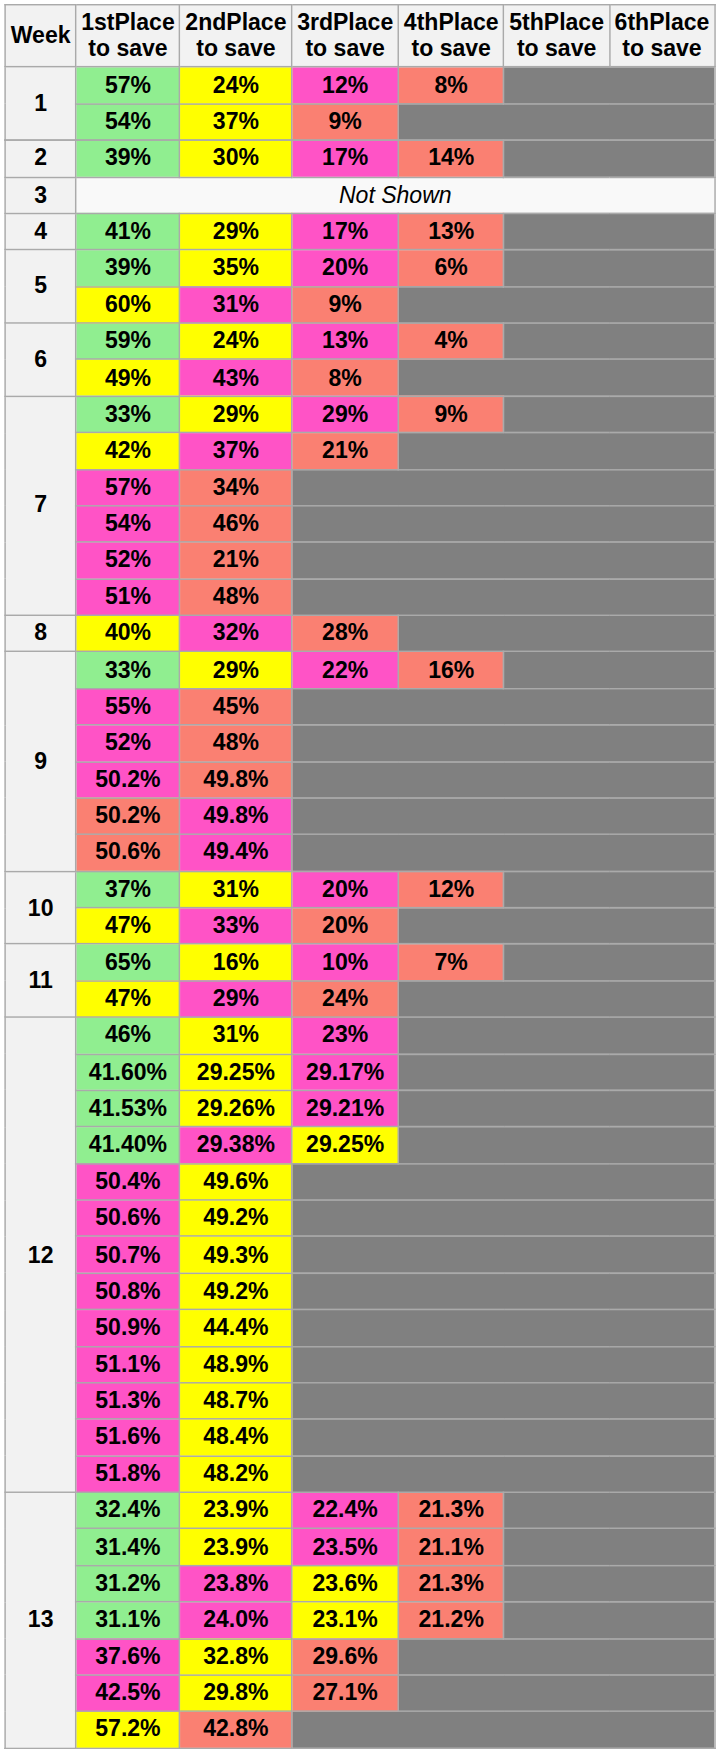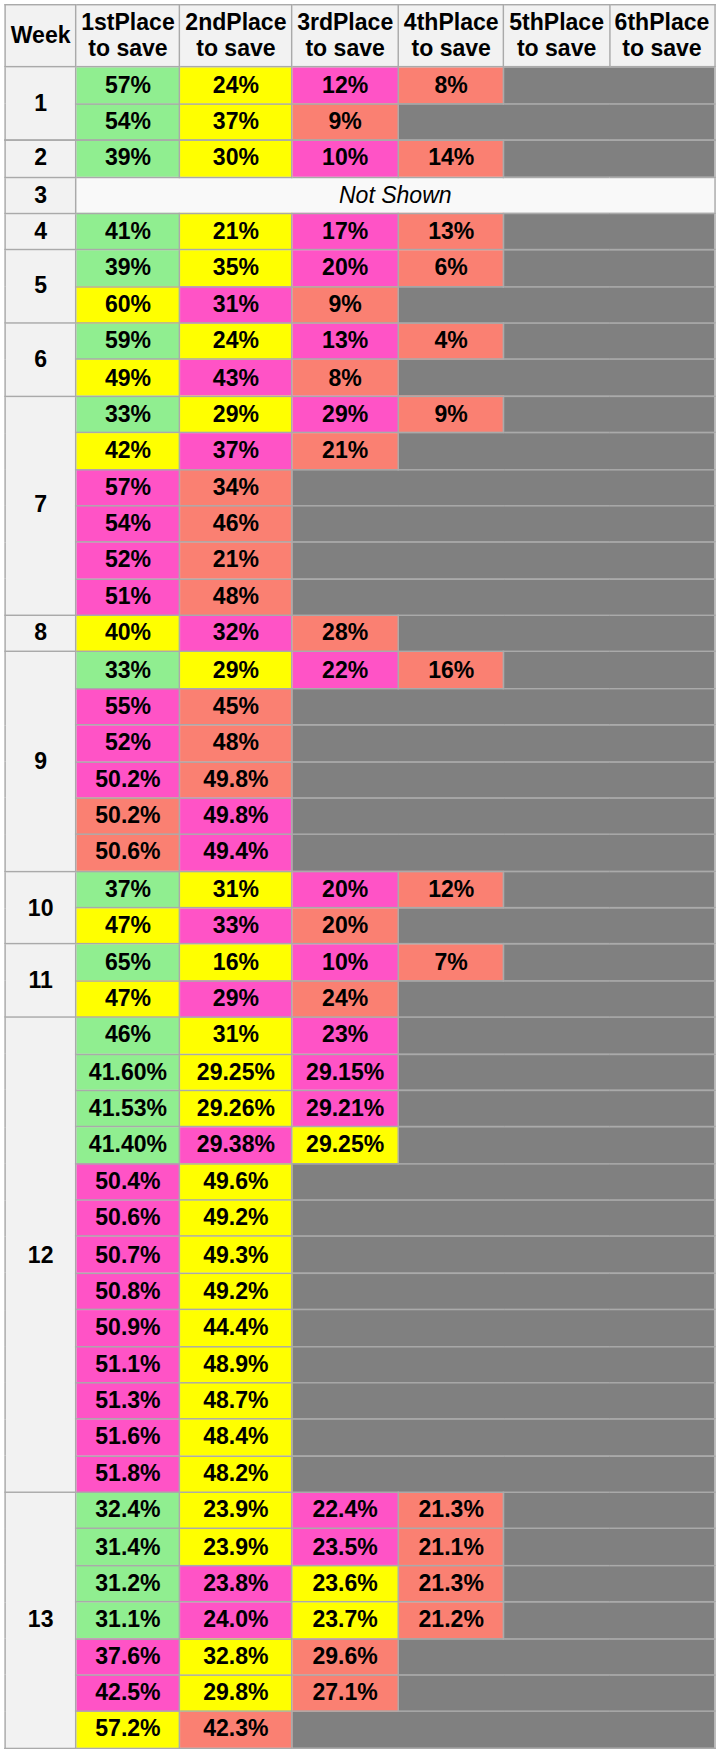(345, 158) 17% -> (345, 158) 10%
(236, 231) 29% -> (236, 231) 21%
(345, 1071) 29.17% -> (345, 1071) 29.15%
(345, 1619) 23.1% -> (345, 1619) 23.7%
(236, 1729) 42.8% -> (236, 1729) 42.3%
